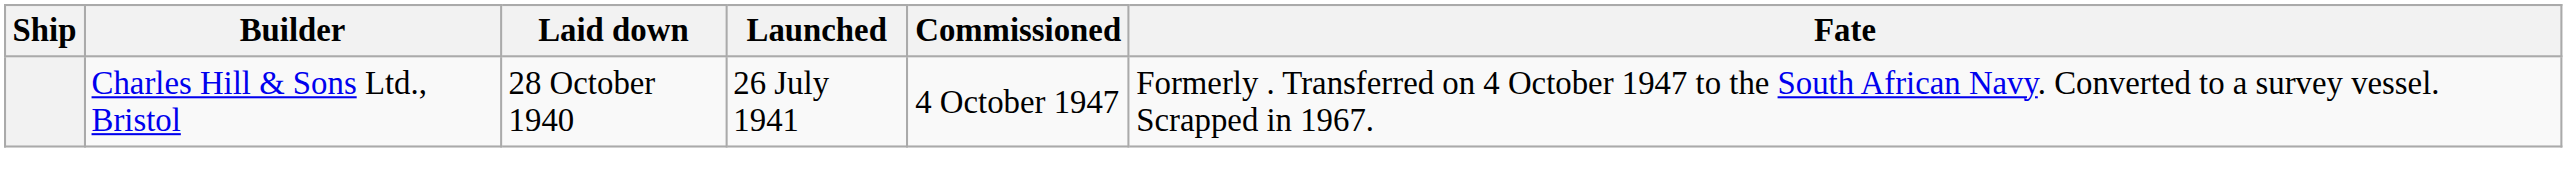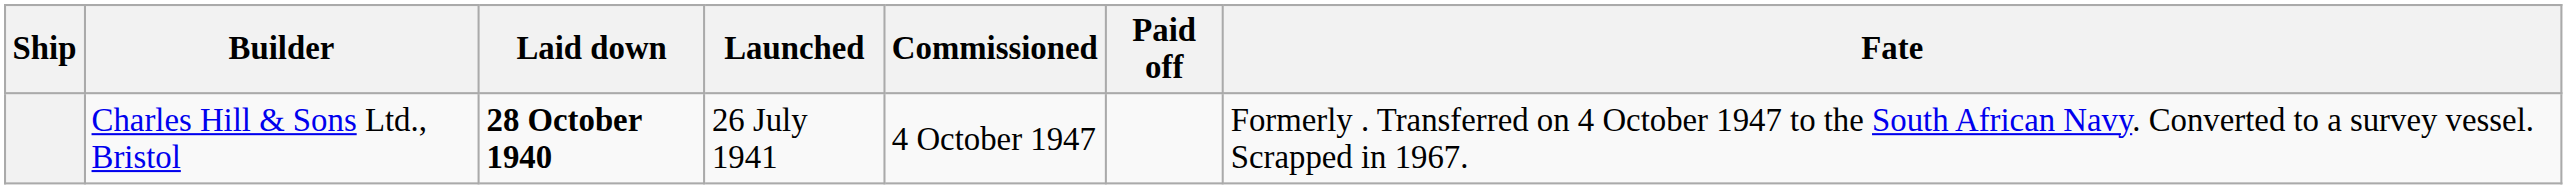+ column: (1164, 48)
(582, 100) normal -> (564, 137) bold
